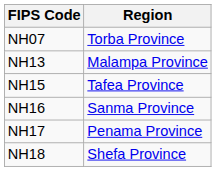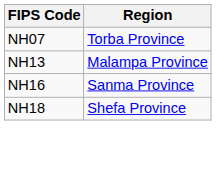- row: (26, 85)
- row: (26, 131)
